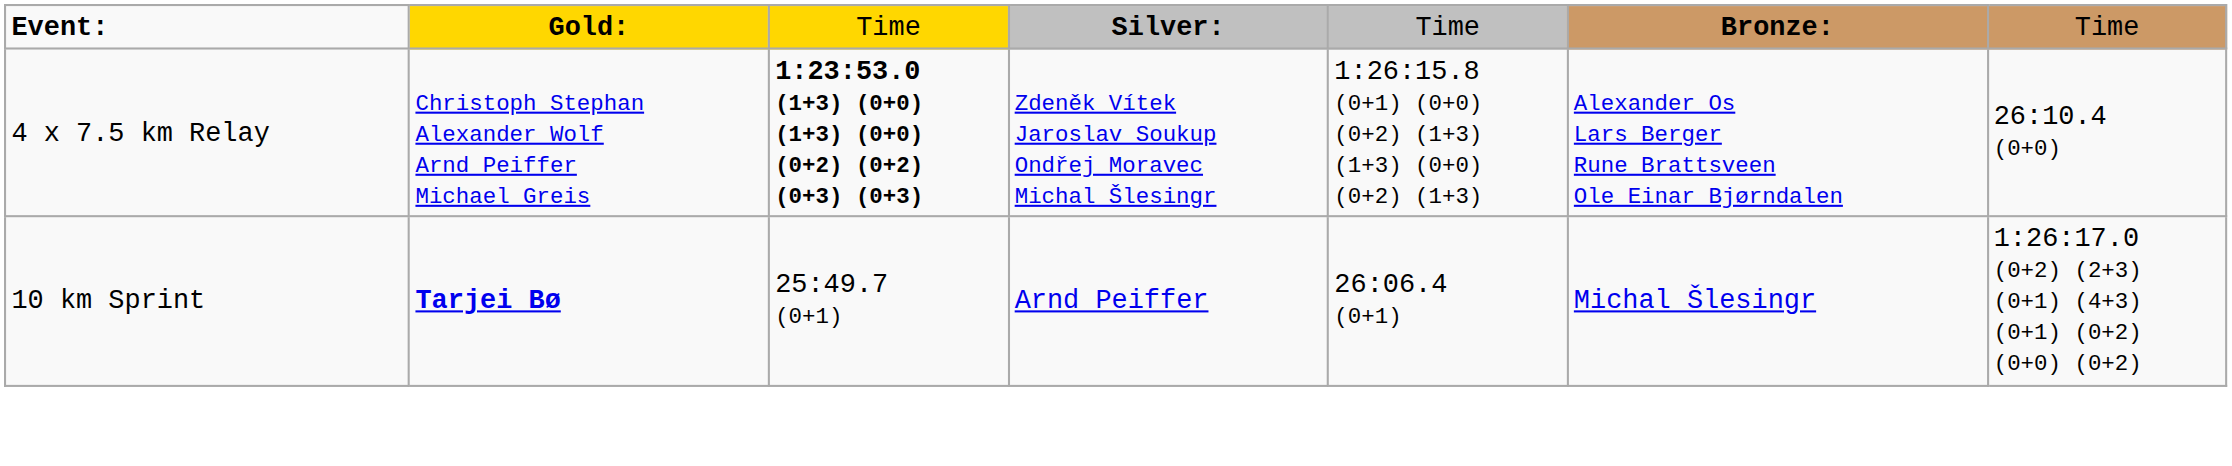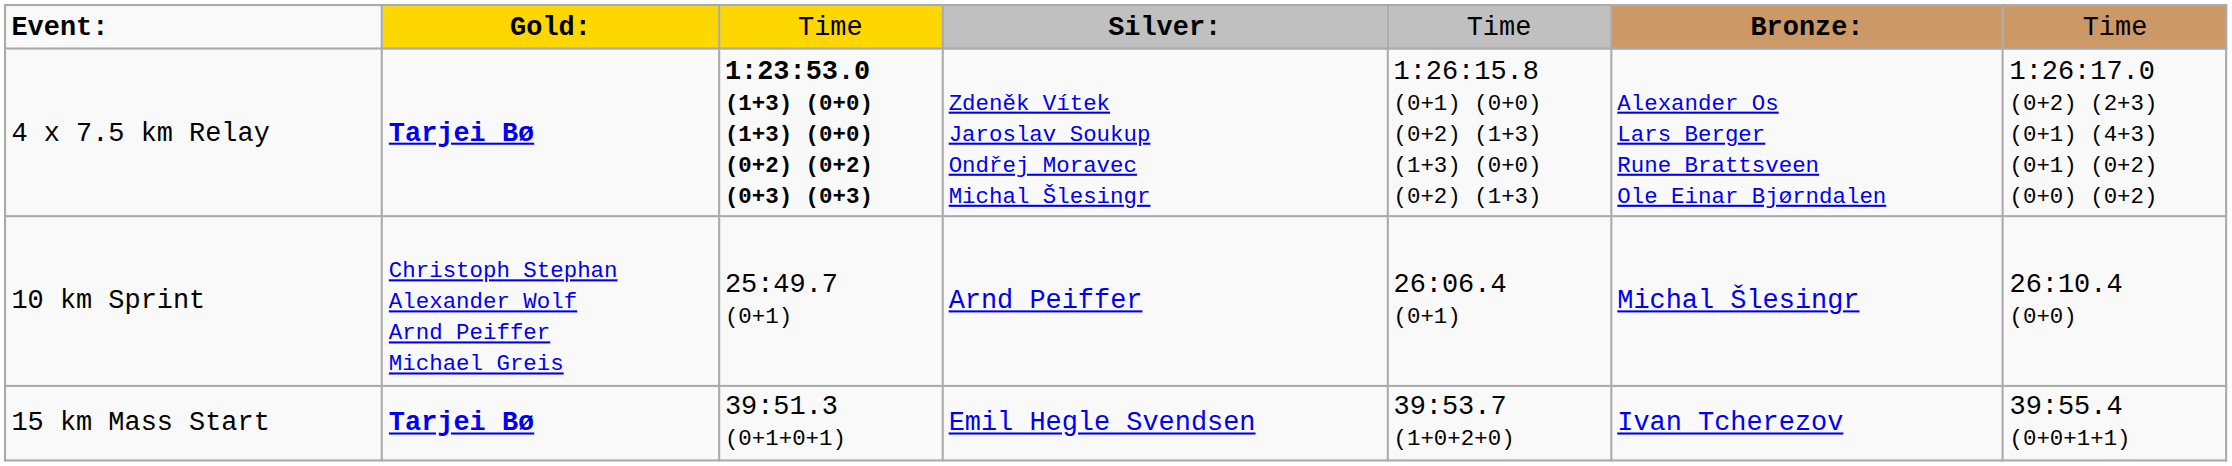(530, 149) Christoph Stephan Alexander Wolf Arnd Peiffer Michael Greis -> (462, 133) Tarjei Bø
(2050, 132) 26:10.4 (0+0) -> (2083, 132) 1:26:17.0 (0+2) (2+3) (0+1) (4+3) (0+1) (0+2) (0+0) (0+2)
(488, 301) Tarjei Bø -> (503, 318) Christoph Stephan Alexander Wolf Arnd Peiffer Michael Greis
(2068, 300) 1:26:17.0 (0+2) (2+3) (0+1) (4+3) (0+1) (0+2) (0+0) (0+2) -> (2066, 300) 26:10.4 (0+0)
+ row: (141, 422)
